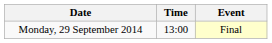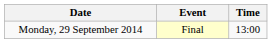columns swapped: (176, 13) <-> (231, 13)
